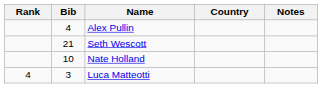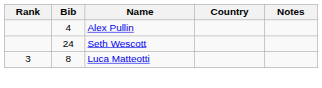(68, 43) 21 -> (68, 43) 24
- row: (116, 59)
(28, 75) 4 -> (28, 59) 3
(68, 75) 3 -> (68, 59) 8
